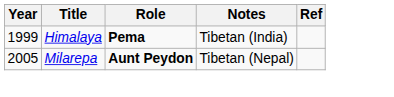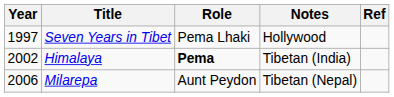+ row: (108, 37)
(23, 37) 1999 -> (23, 59) 2002
(23, 59) 2005 -> (23, 80) 2006
(151, 59) bold -> (217, 80) normal
